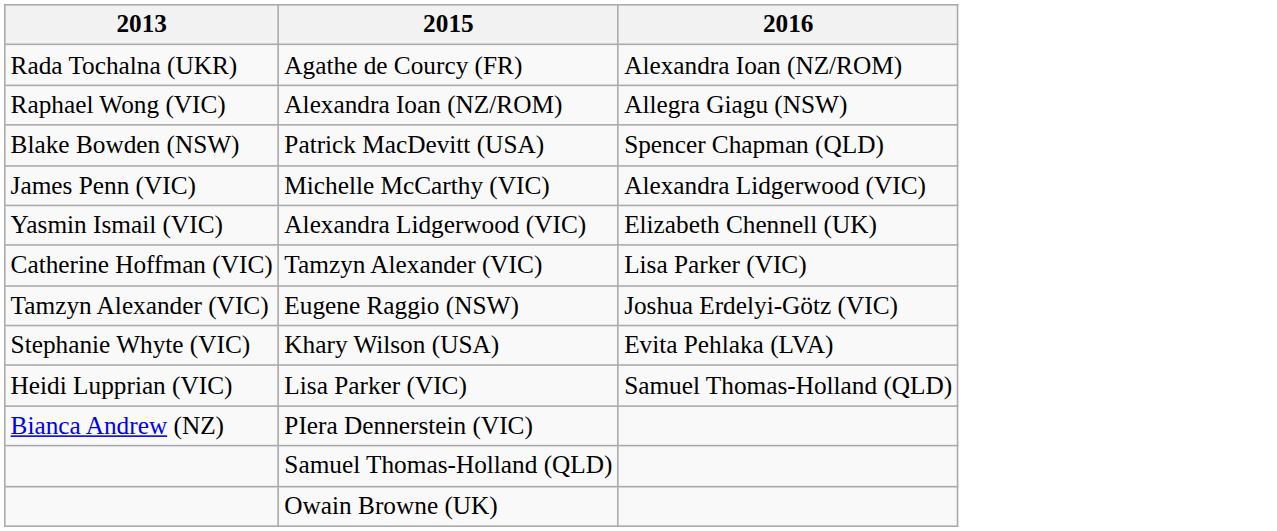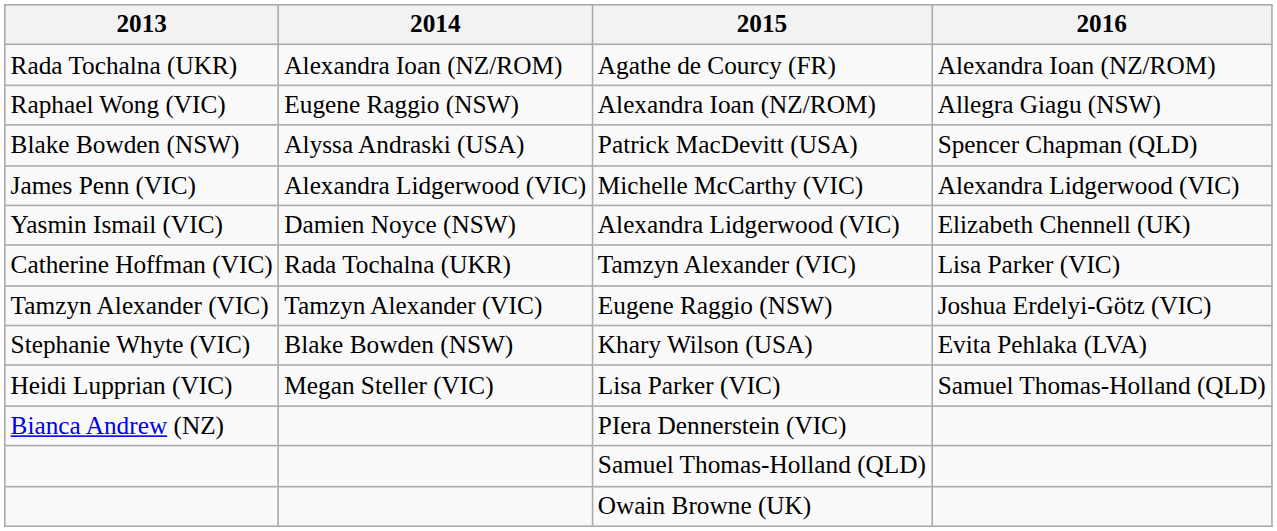+ column: (435, 24)
